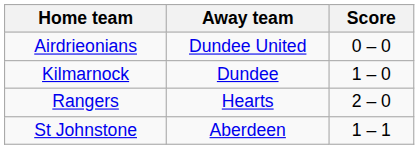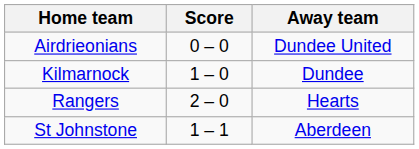columns swapped: (371, 18) <-> (248, 18)
